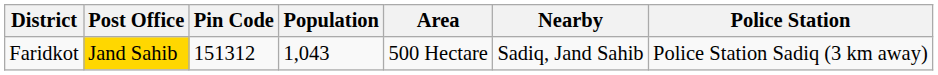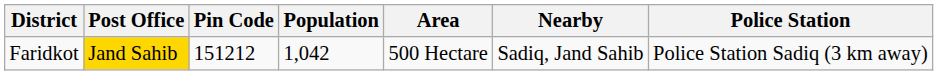(224, 53) 151312 -> (224, 53) 151212
(306, 53) 1,043 -> (306, 53) 1,042
